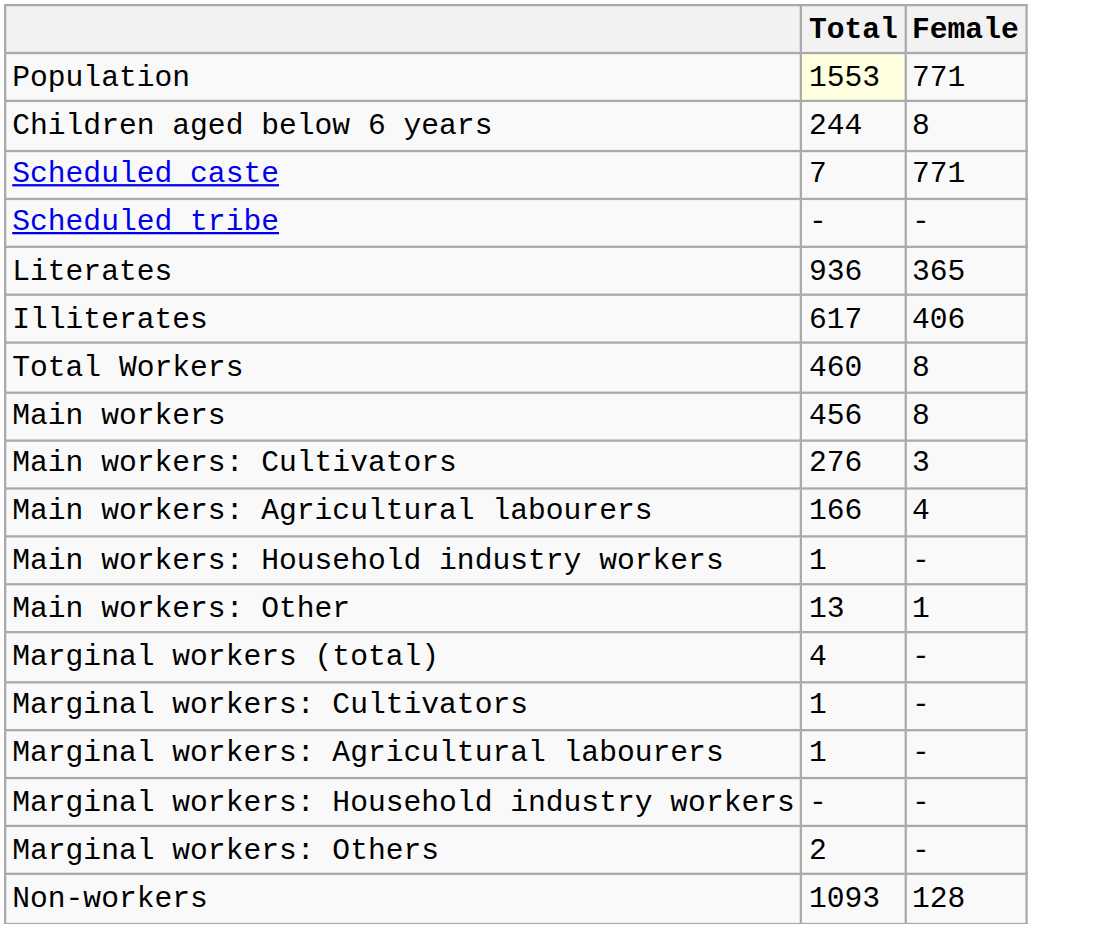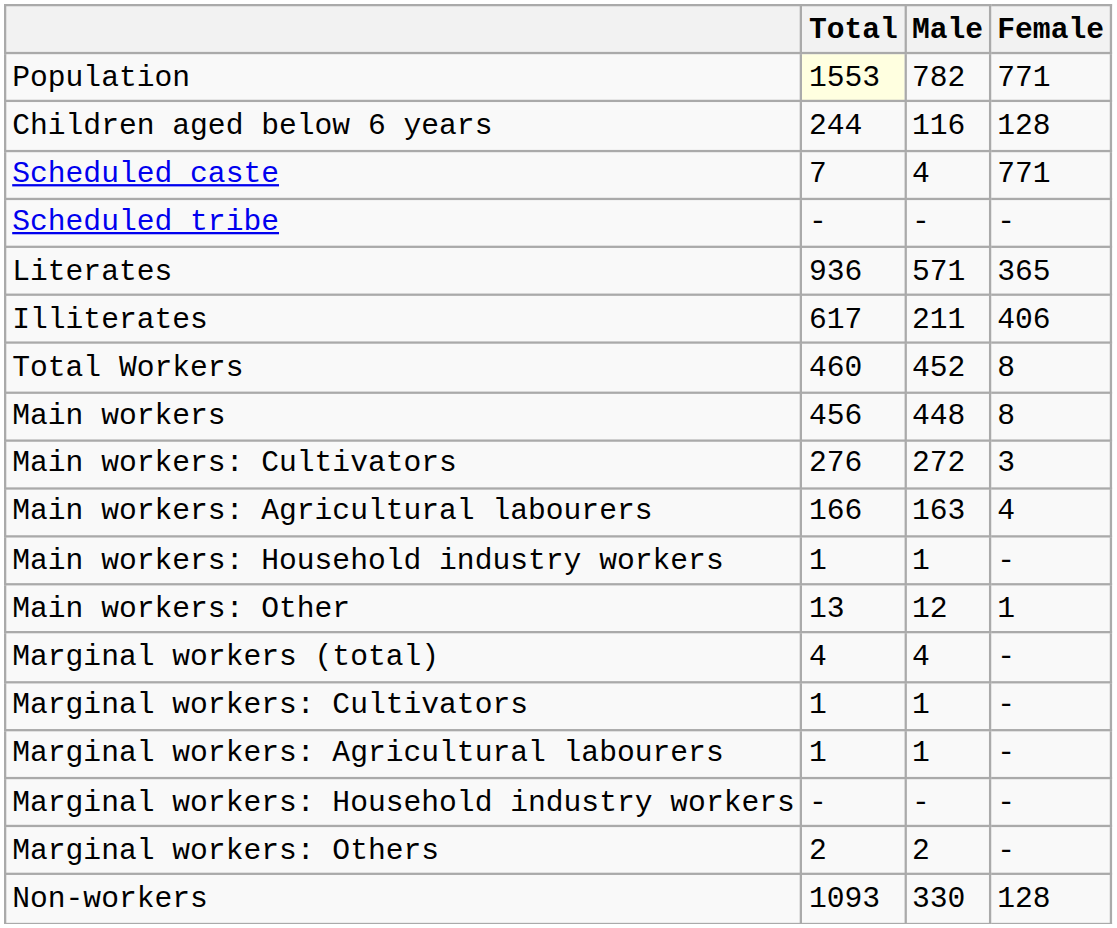+ column: (948, 29)
(921, 126) 8 -> (1024, 126) 128
